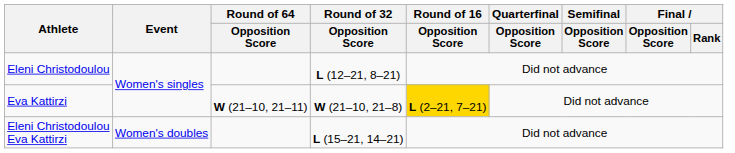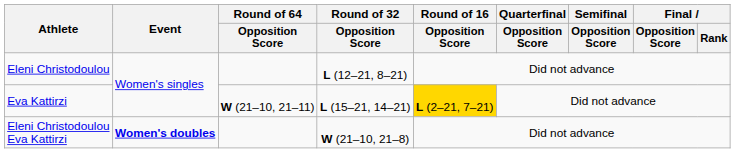(358, 108) W (21–10, 21–8) -> (365, 108) L (15–21, 14–21)
(162, 133) normal -> (165, 133) bold
(358, 139) L (15–21, 14–21) -> (365, 139) W (21–10, 21–8)
